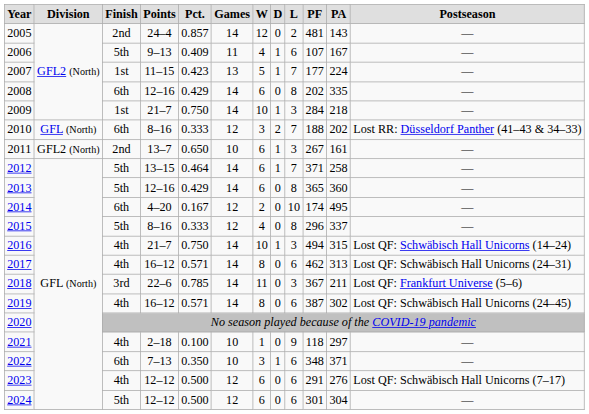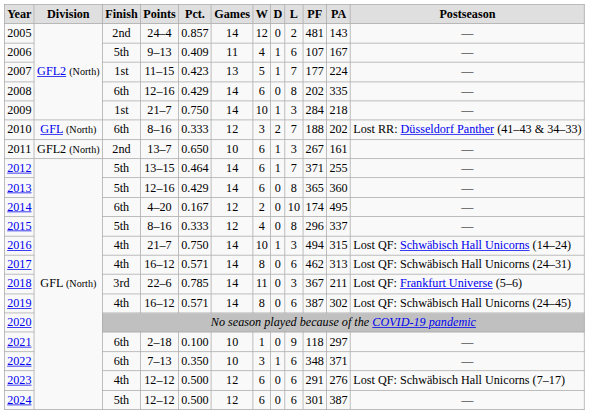(339, 168) 258 -> (339, 168) 255
(121, 341) 4th -> (121, 341) 6th
(339, 399) 304 -> (339, 399) 387
